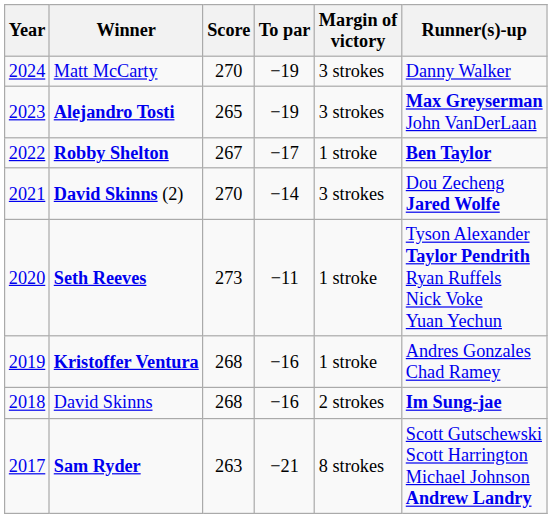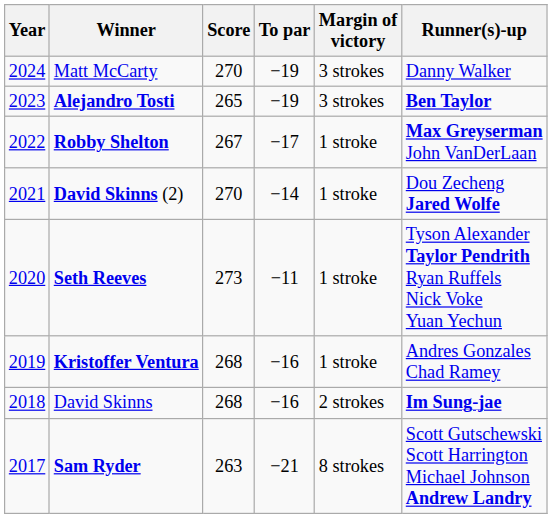(474, 112) Max Greyserman John VanDerLaan -> (449, 101) Ben Taylor
(449, 153) Ben Taylor -> (474, 142) Max Greyserman John VanDerLaan
(351, 194) 3 strokes -> (348, 194) 1 stroke
